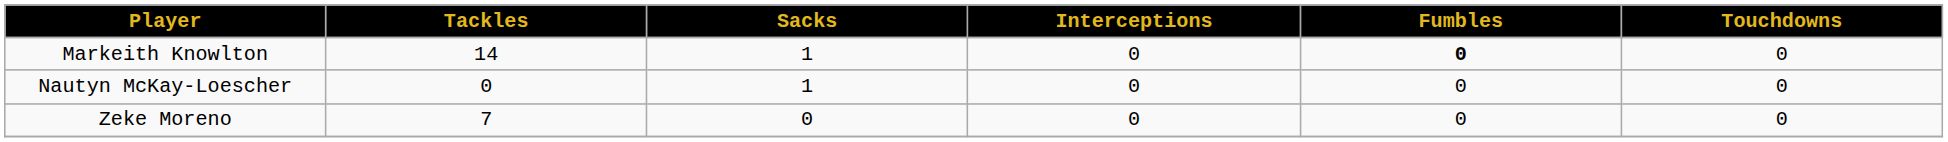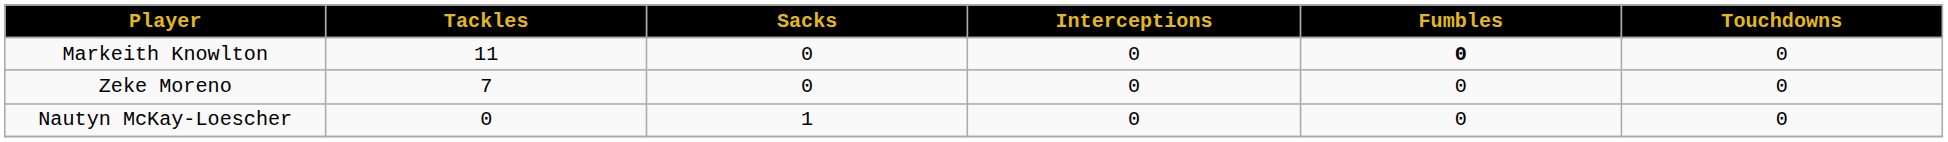(486, 54) 14 -> (486, 54) 11
(807, 54) 1 -> (807, 54) 0
rows swapped: (165, 87) <-> (165, 120)
